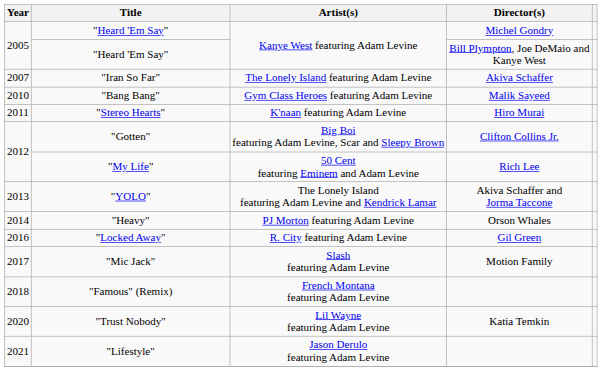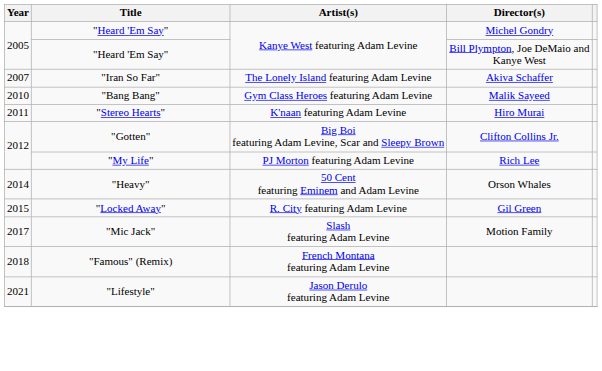(338, 166) 50 Cent featuring Eminem and Adam Levine -> (338, 160) PJ Morton featuring Adam Levine
- row: (131, 196)
(338, 220) PJ Morton featuring Adam Levine -> (338, 184) 50 Cent featuring Eminem and Adam Levine
(18, 238) 2016 -> (18, 208) 2015
- row: (131, 321)
